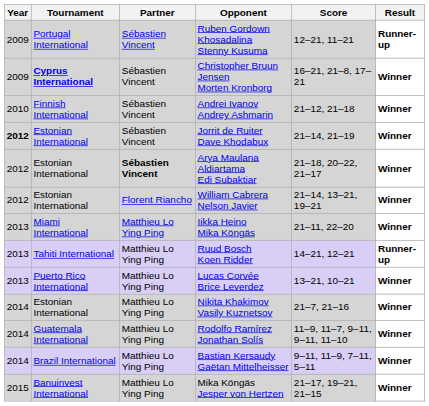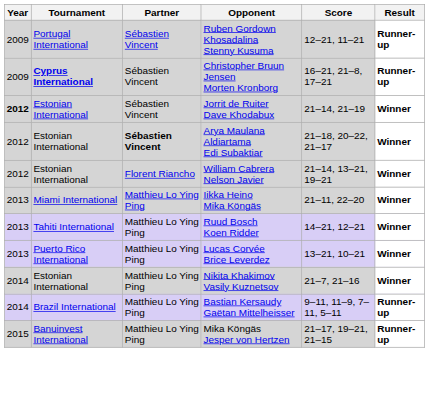(395, 77) Winner -> (396, 77) Runner-up
- row: (235, 109)
(397, 254) Runner-up -> (394, 227) Winner
- row: (235, 334)
(395, 361) Winner -> (396, 308) Runner-up
(395, 388) Winner -> (396, 334) Runner-up
